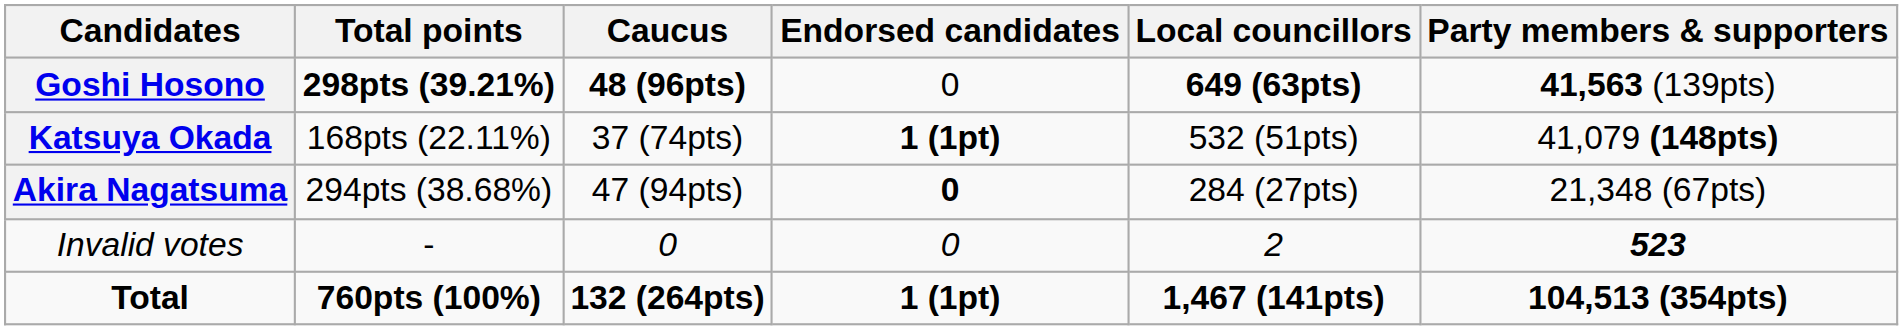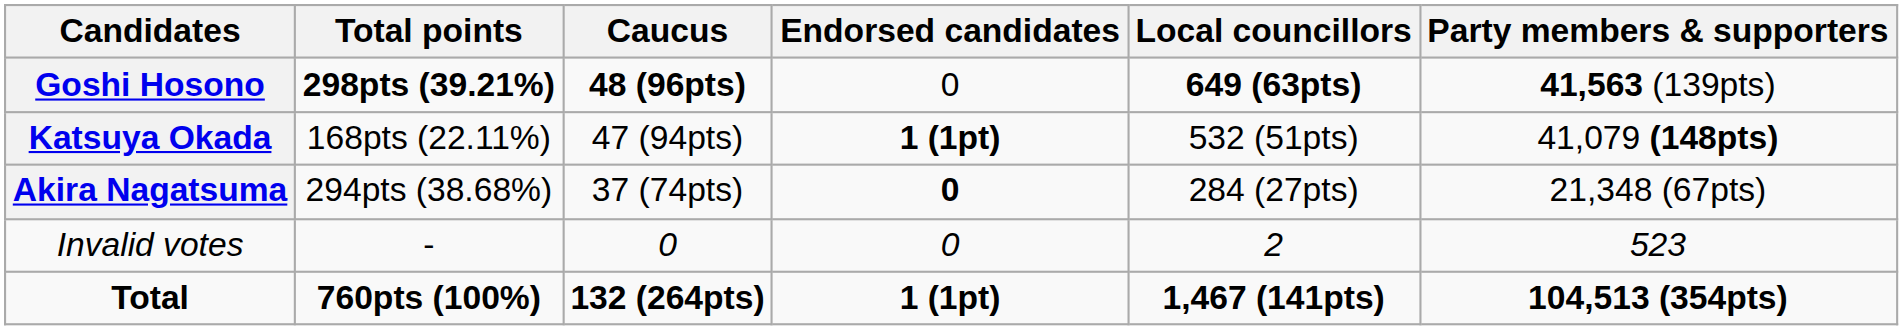(668, 137) 37 (74pts) -> (668, 137) 47 (94pts)
(668, 191) 47 (94pts) -> (668, 191) 37 (74pts)
(1658, 244) bold -> (1658, 244) normal
